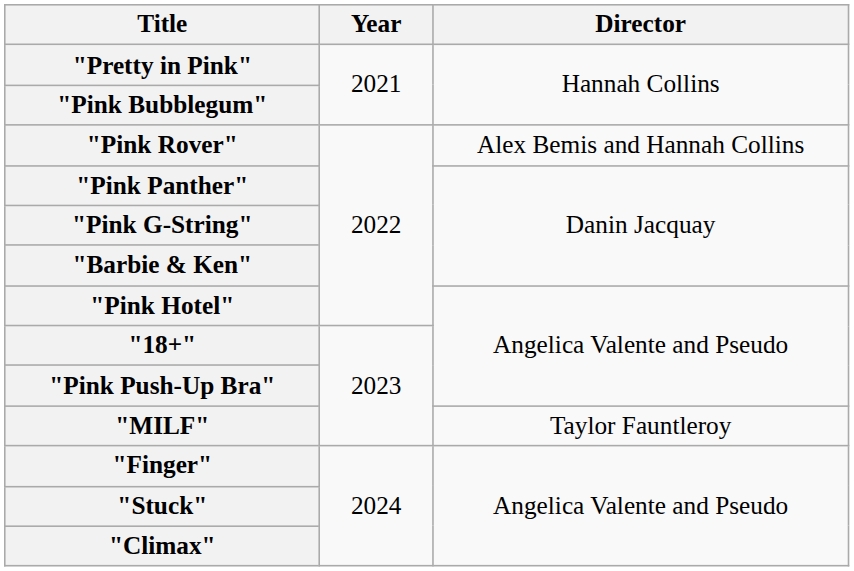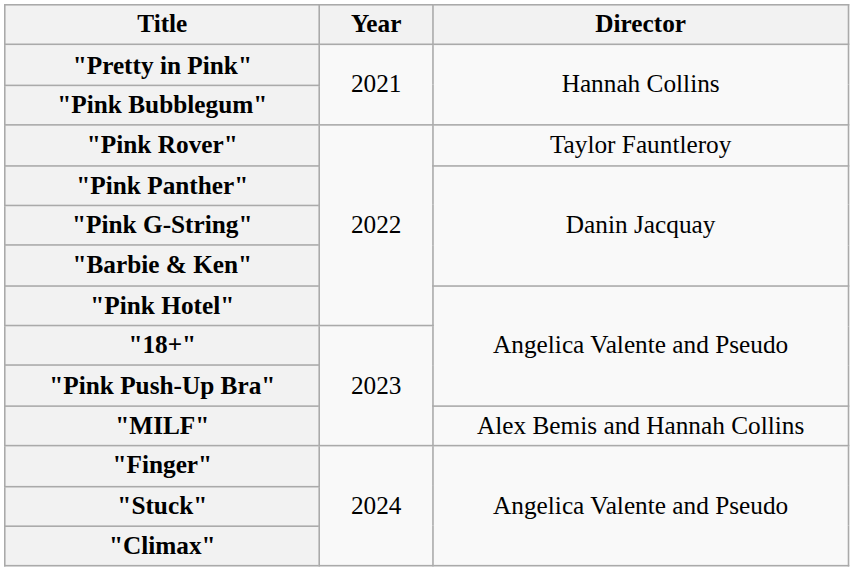(641, 144) Alex Bemis and Hannah Collins -> (641, 144) Taylor Fauntleroy
(641, 425) Taylor Fauntleroy -> (641, 425) Alex Bemis and Hannah Collins
